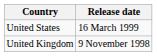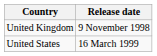rows swapped: (40, 43) <-> (33, 28)
